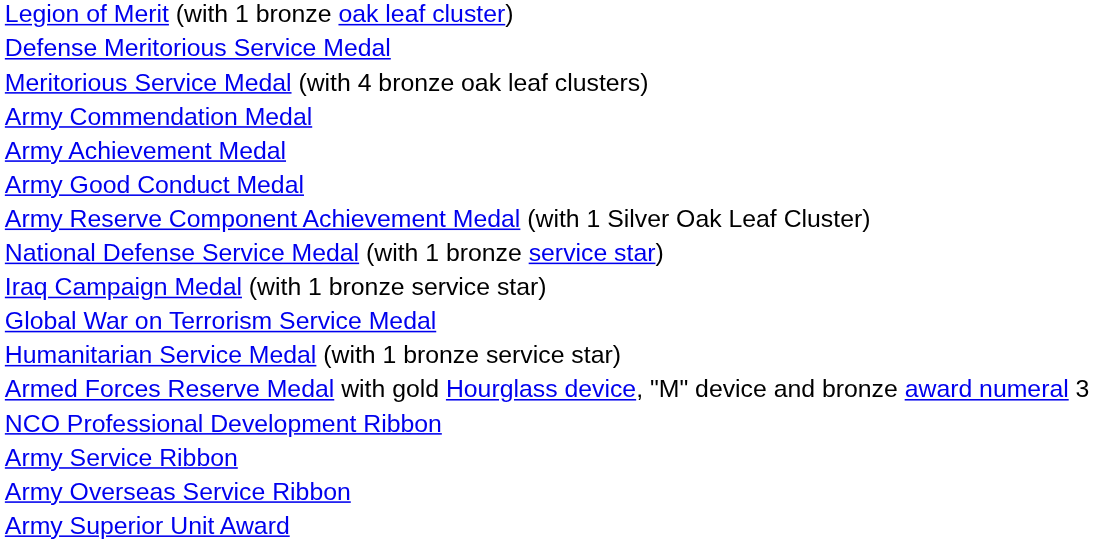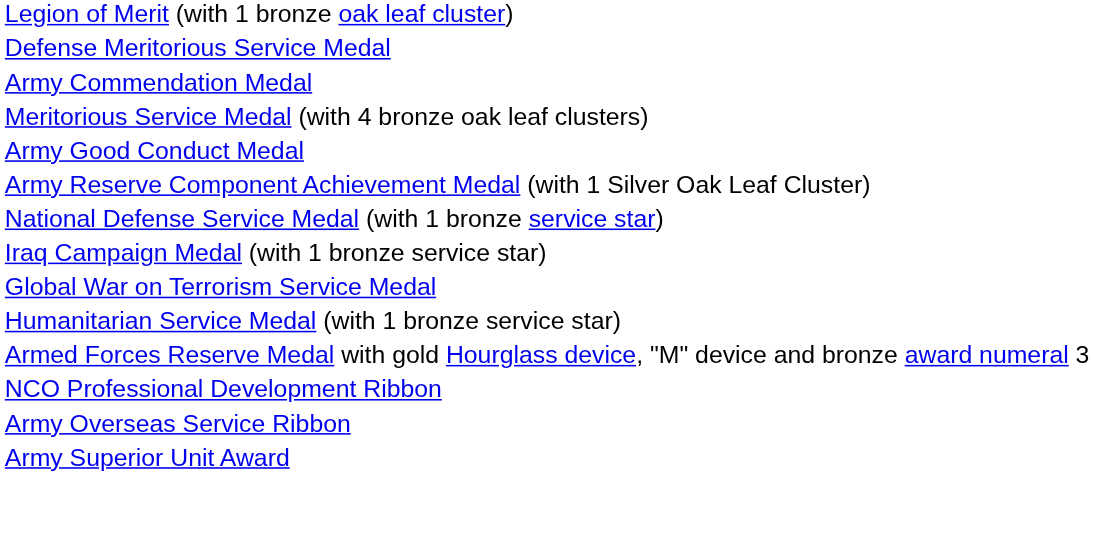rows swapped: (327, 82) <-> (159, 116)
- row: (145, 150)
- row: (121, 457)
